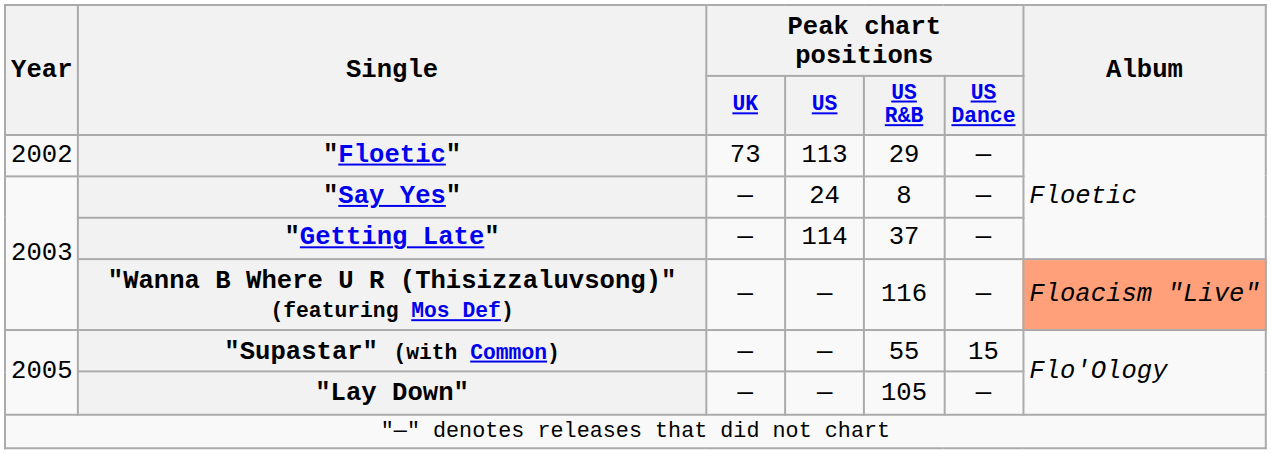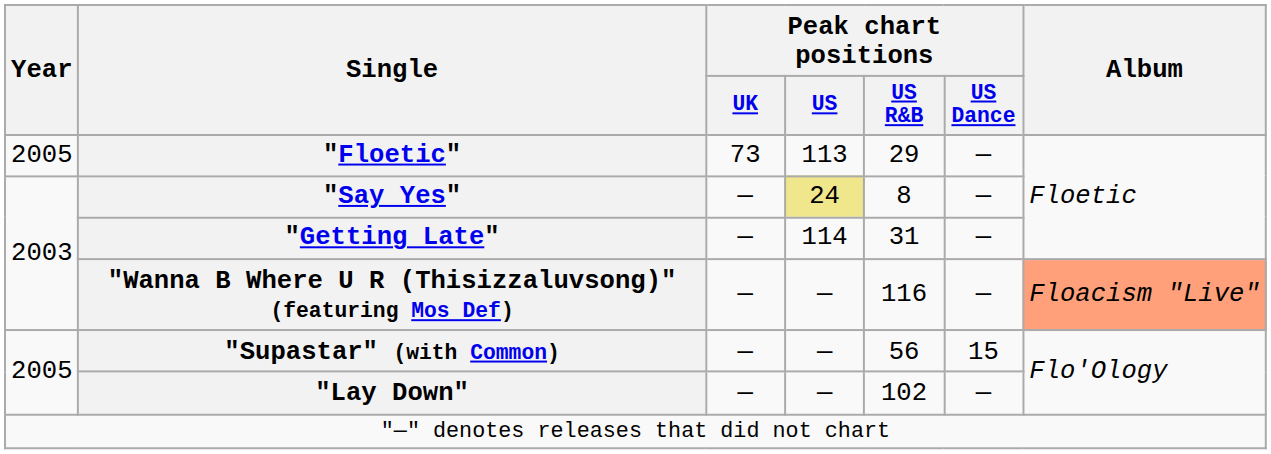(42, 155) 2002 -> (42, 155) 2005
(825, 197) no background -> (825, 197) khaki background
(904, 238) 37 -> (904, 238) 31
(904, 351) 55 -> (904, 351) 56
(904, 393) 105 -> (904, 393) 102
